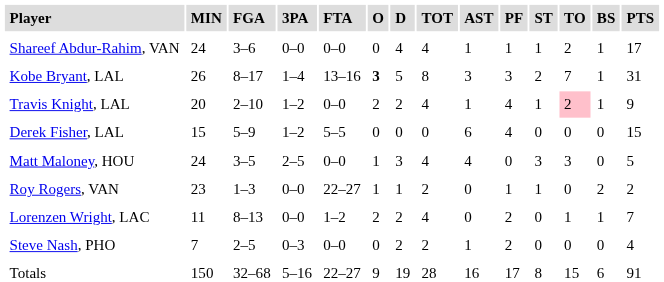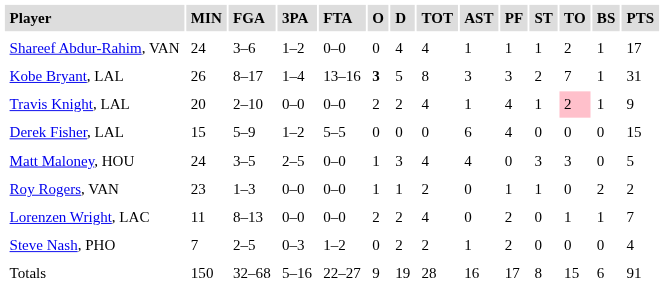(293, 48) 0–0 -> (293, 48) 1–2
(293, 104) 1–2 -> (293, 104) 0–0
(342, 189) 22–27 -> (335, 189) 0–0
(335, 217) 1–2 -> (335, 217) 0–0
(335, 245) 0–0 -> (335, 245) 1–2
